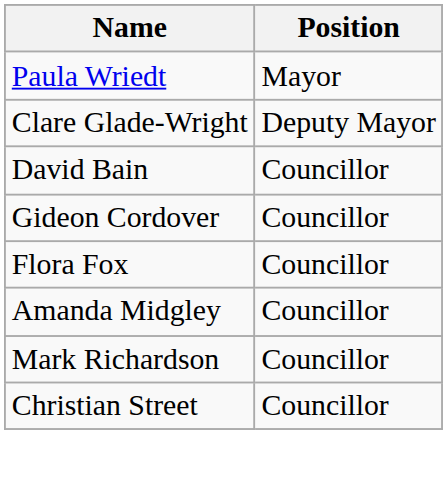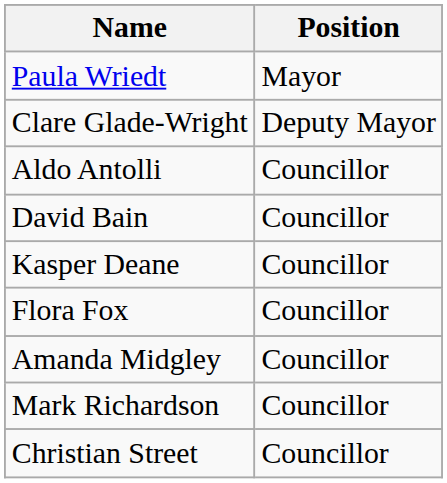+ row: (87, 169)
- row: (116, 216)
+ row: (96, 264)
